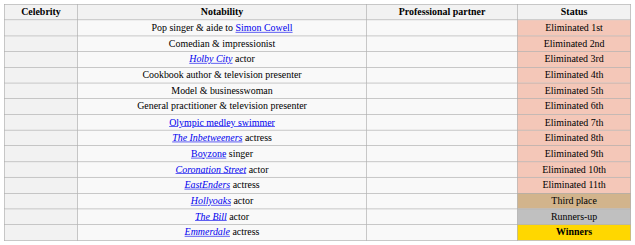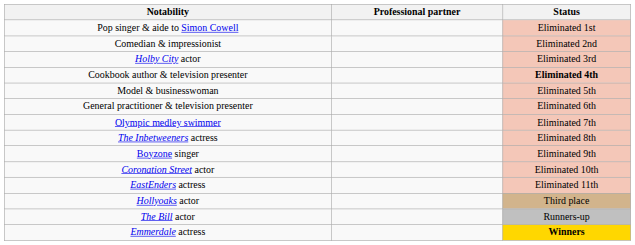- column: (41, 12)
(574, 75) normal -> (567, 75) bold
